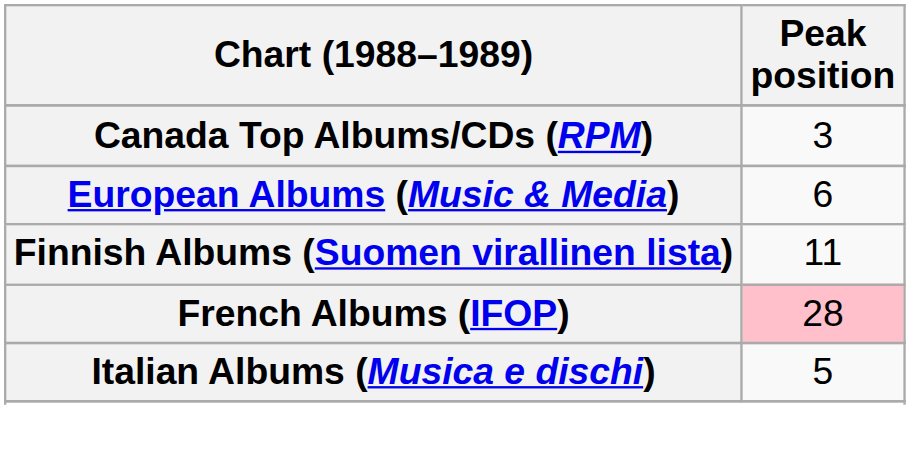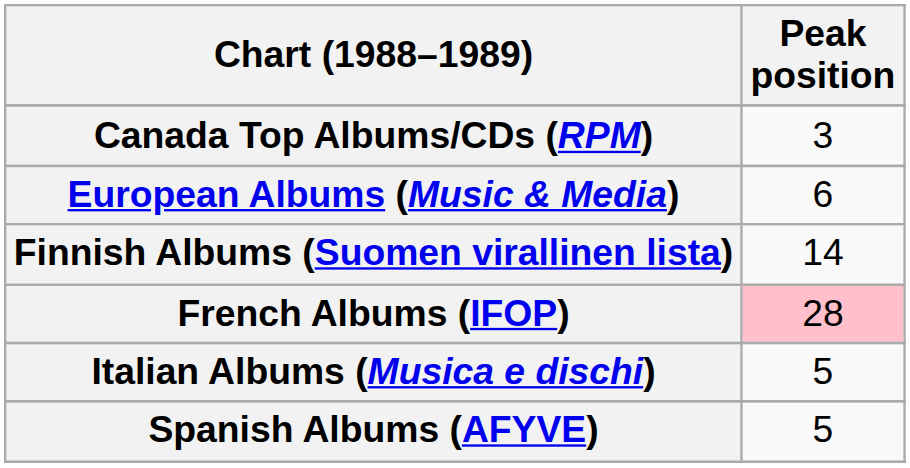(823, 253) 11 -> (823, 253) 14
+ row: (374, 430)
